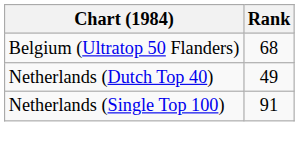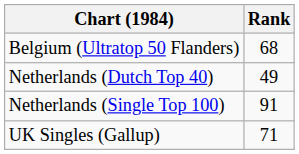+ row: (84, 134)
